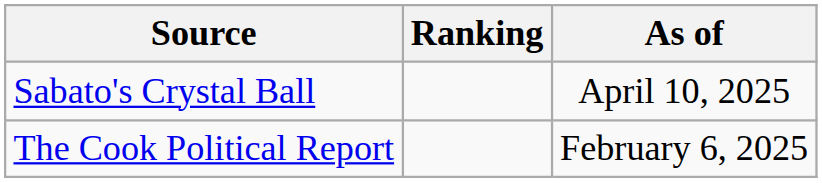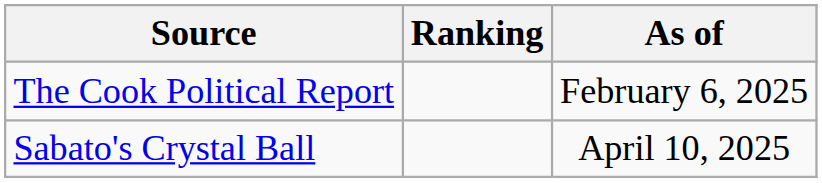rows swapped: (204, 147) <-> (164, 90)
